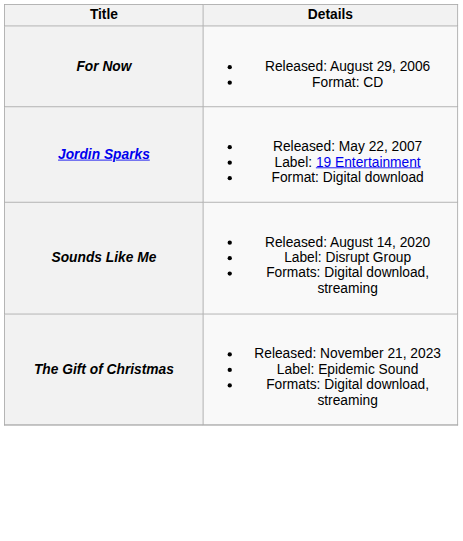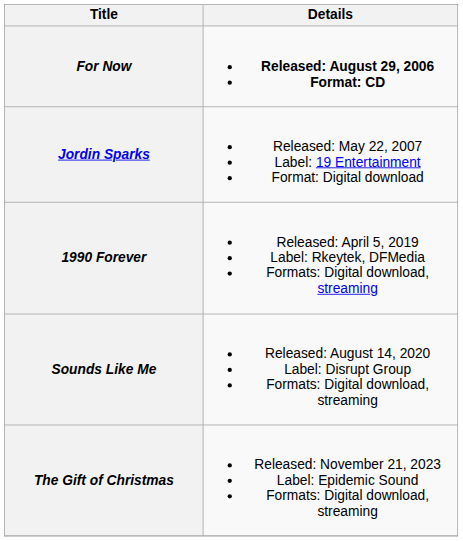(330, 74) normal -> (330, 74) bold
+ row: (104, 258)
